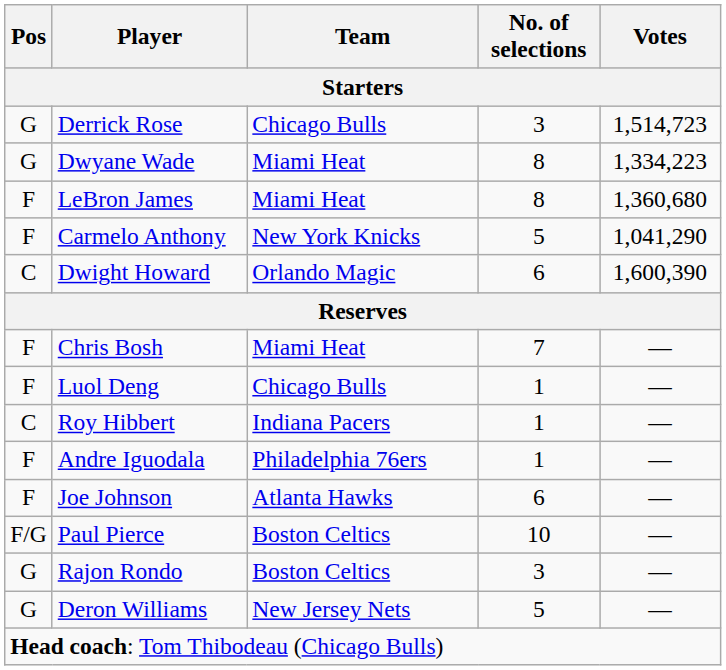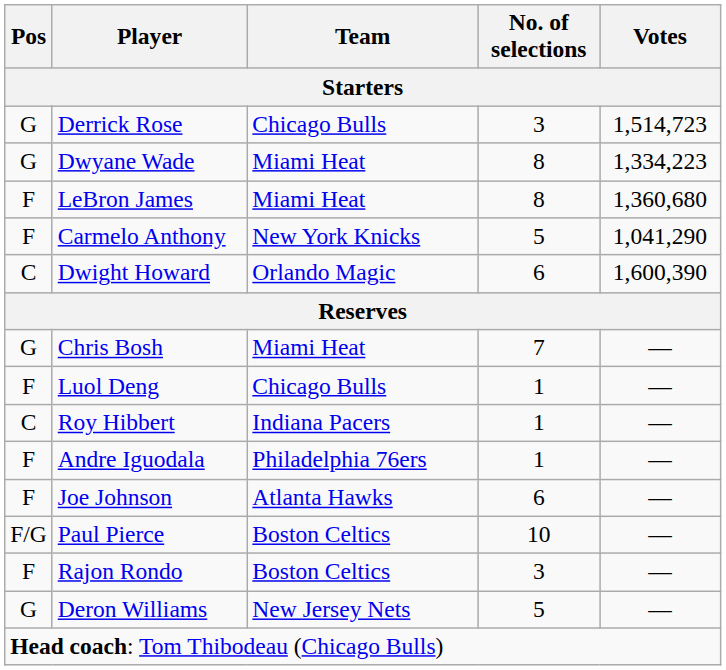(29, 348) F -> (29, 348) G
(29, 571) G -> (29, 571) F
